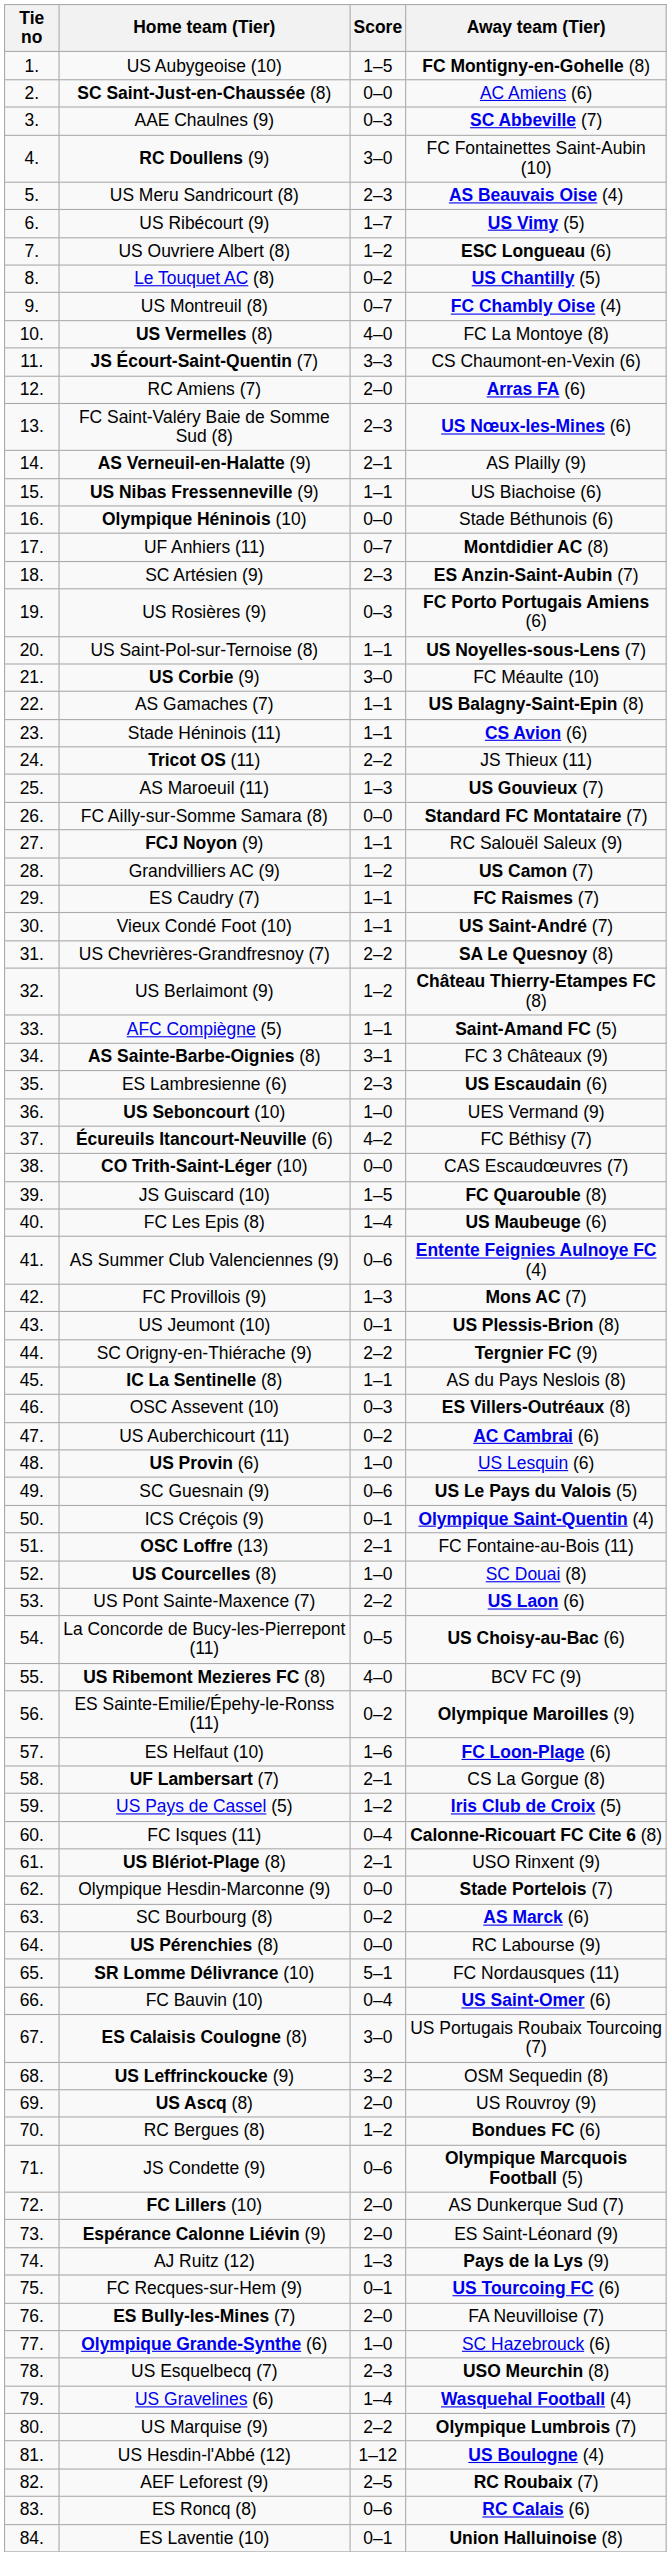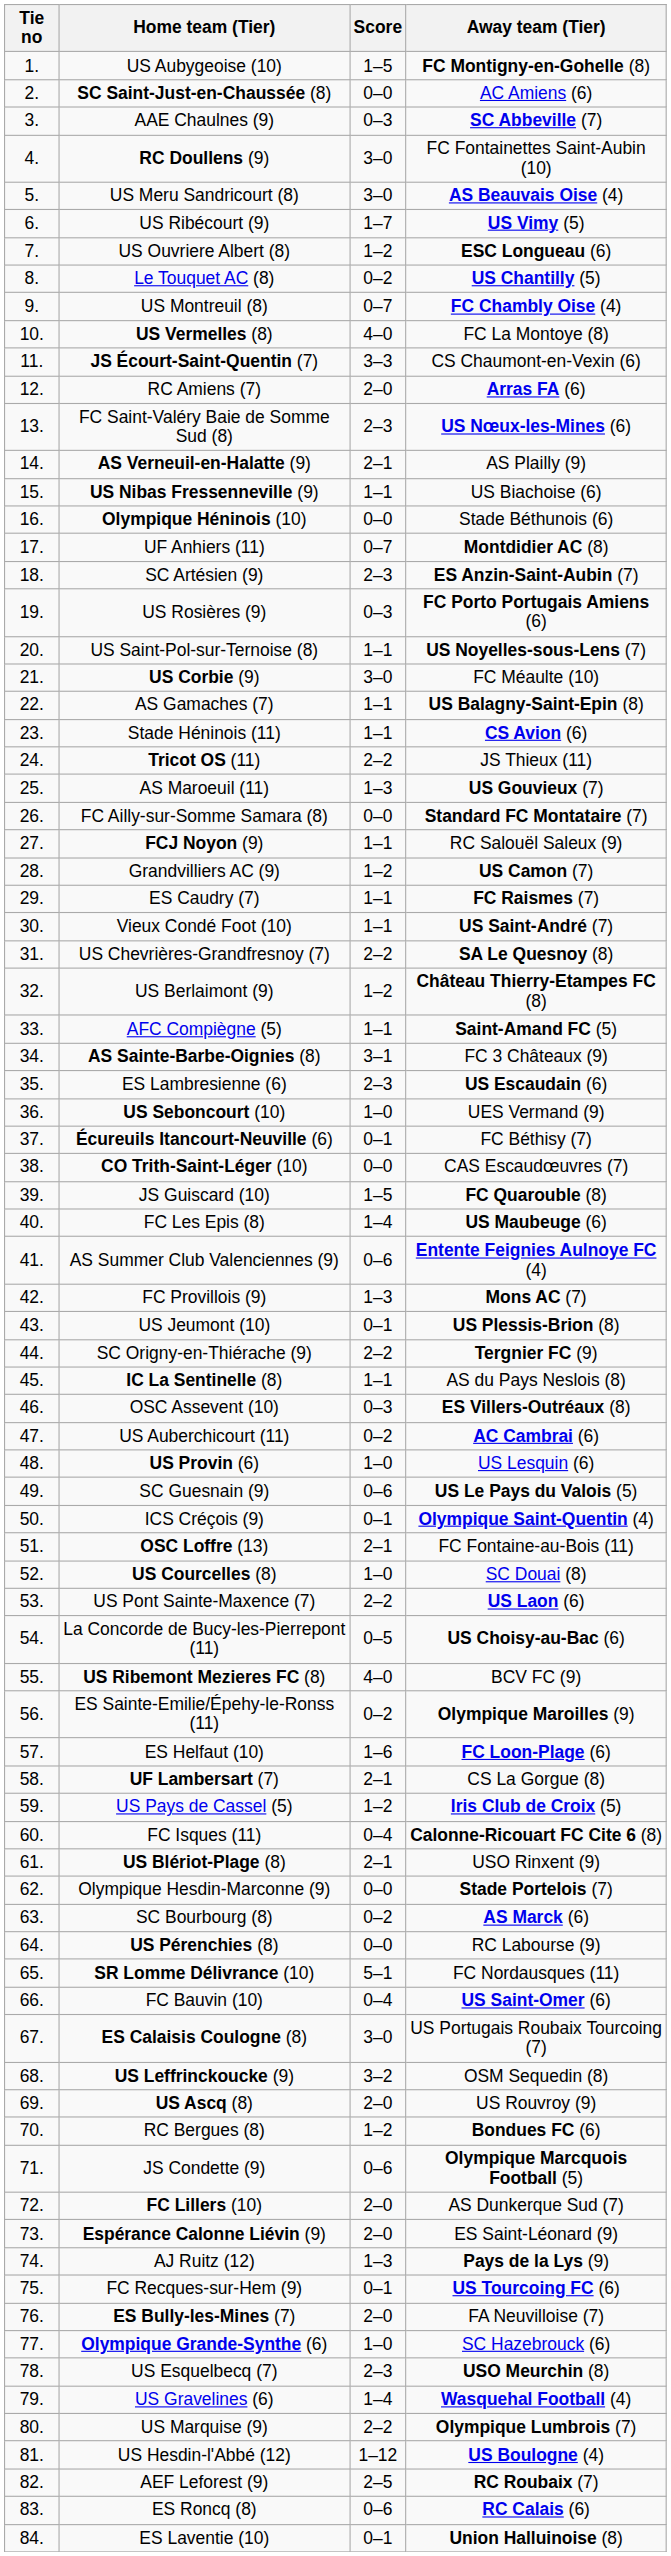(378, 195) 2–3 -> (378, 195) 3–0
(378, 1139) 4–2 -> (378, 1139) 0–1
